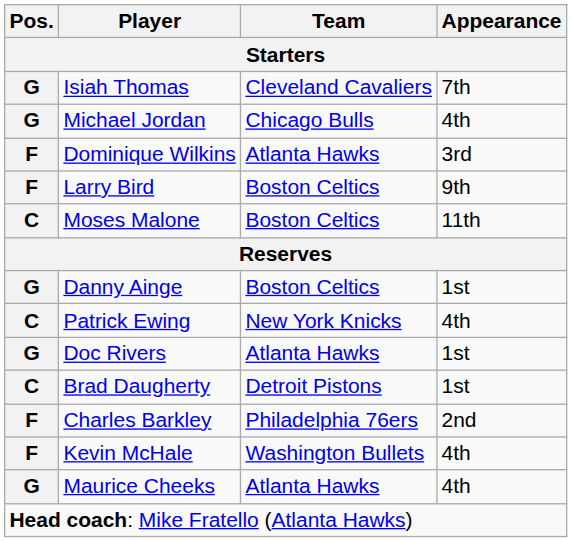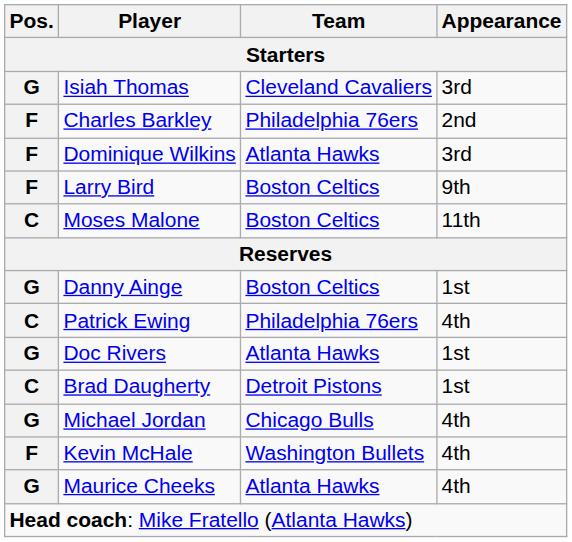(456, 87) 7th -> (457, 87) 3rd
rows swapped: (134, 120) <-> (137, 420)
(324, 320) New York Knicks -> (332, 320) Philadelphia 76ers
